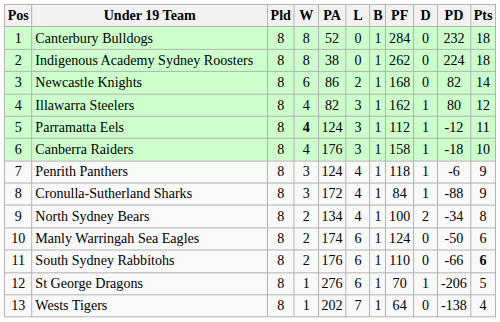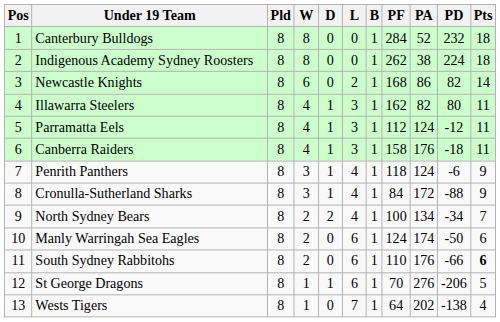columns swapped: (426, 15) <-> (332, 15)
(483, 104) 12 -> (483, 104) 11
(306, 127) bold -> (306, 127) normal
(483, 149) 10 -> (483, 149) 11
(483, 216) 8 -> (483, 216) 7
